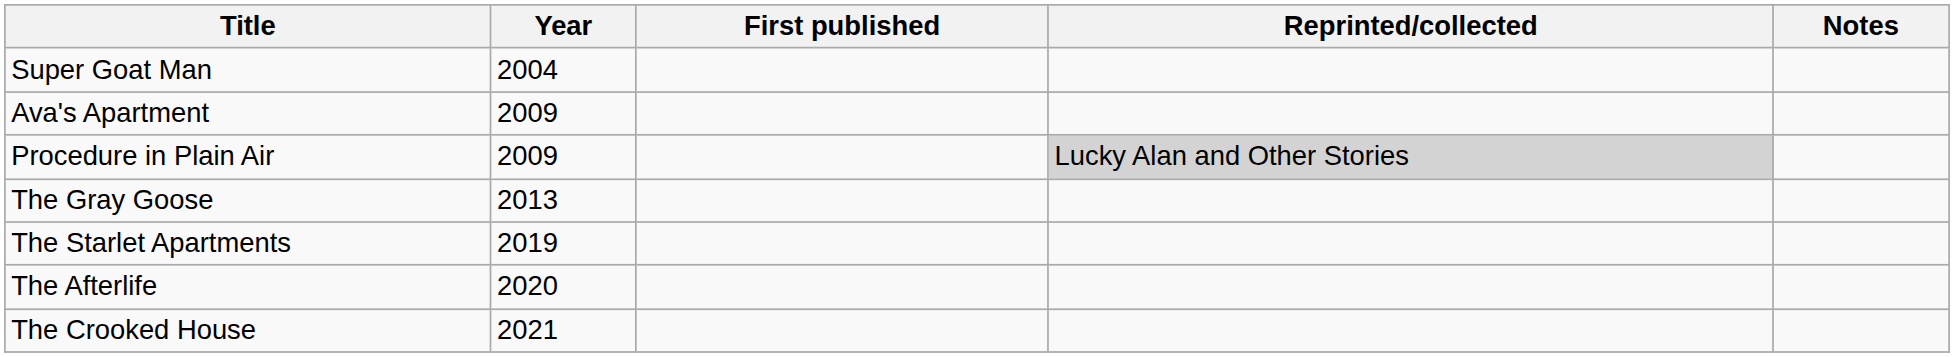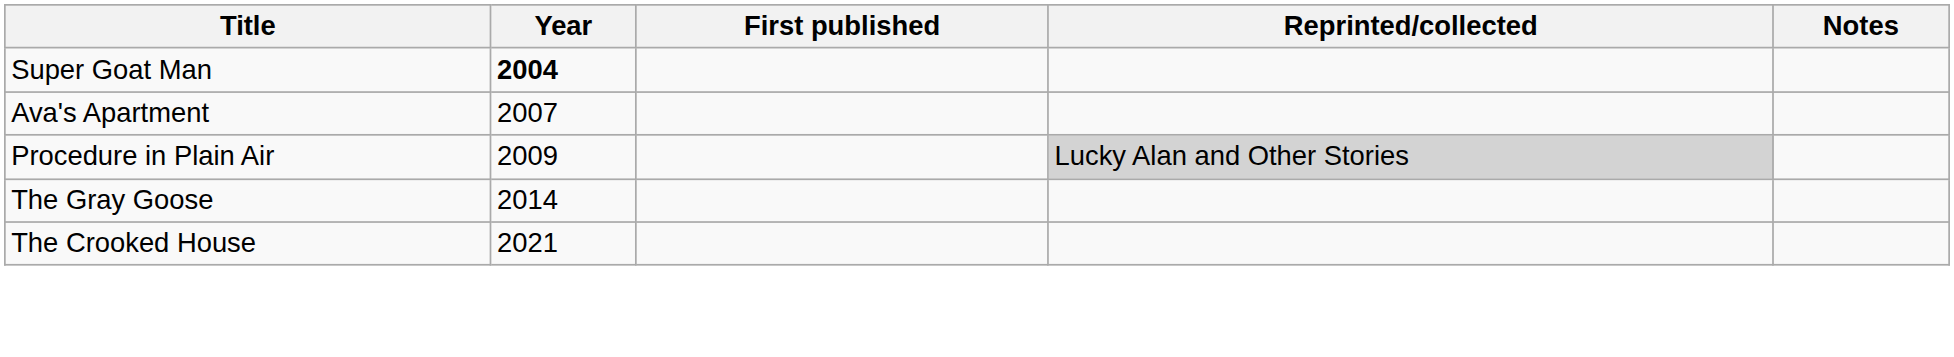(527, 69) normal -> (527, 69) bold
(527, 112) 2009 -> (527, 112) 2007
(527, 199) 2013 -> (527, 199) 2014
- row: (151, 243)
- row: (84, 286)
